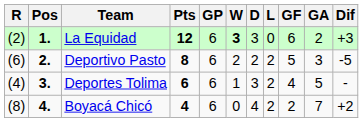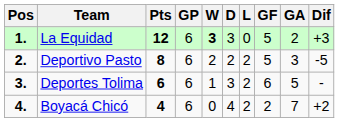- column: (16, 15)
(291, 38) 6 -> (267, 38) 5
(291, 83) 4 -> (267, 83) 6
